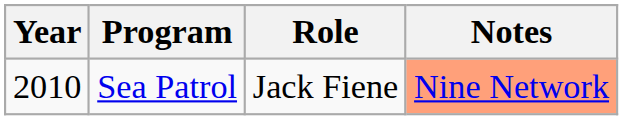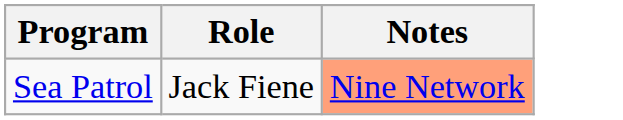- column: (47, 31)
